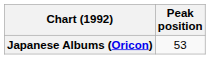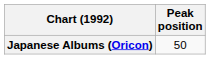(180, 44) 53 -> (180, 44) 50
